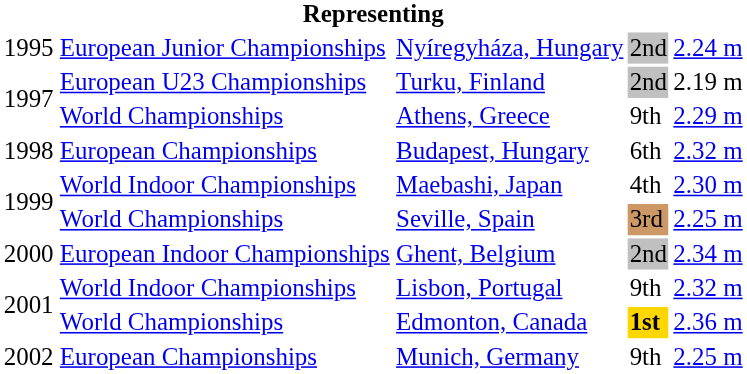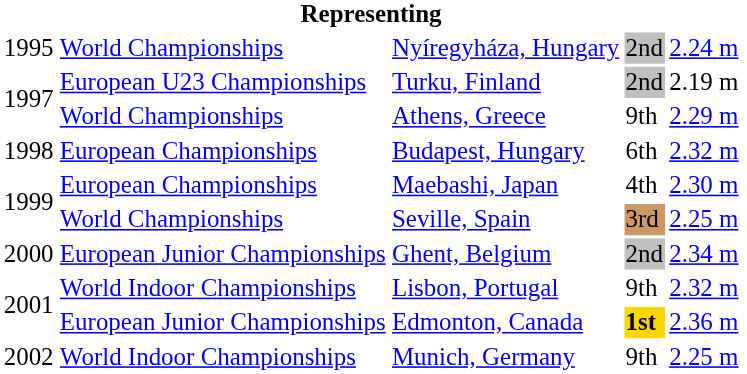(223, 47) European Junior Championships -> (172, 47) World Championships
(208, 185) World Indoor Championships -> (188, 185) European Championships
(225, 253) European Indoor Championships -> (223, 253) European Junior Championships
(172, 322) World Championships -> (223, 322) European Junior Championships
(188, 356) European Championships -> (208, 356) World Indoor Championships
